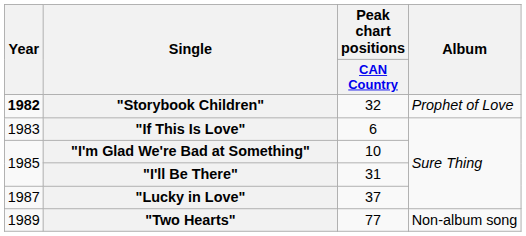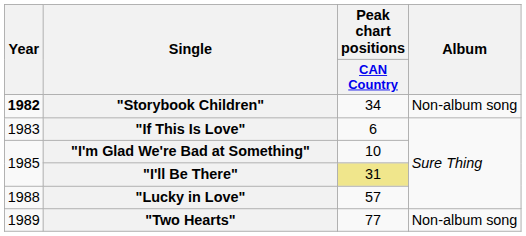(373, 106) 32 -> (373, 106) 34
(463, 106) Prophet of Love -> (465, 106) Non-album song
(373, 174) no background -> (373, 174) khaki background
(24, 197) 1987 -> (24, 197) 1988
(373, 197) 37 -> (373, 197) 57
